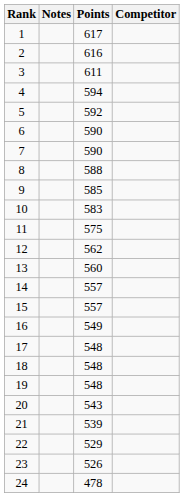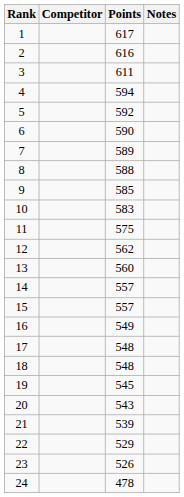columns swapped: (146, 14) <-> (56, 14)
(93, 151) 590 -> (125, 151) 589
(93, 385) 548 -> (125, 385) 545
